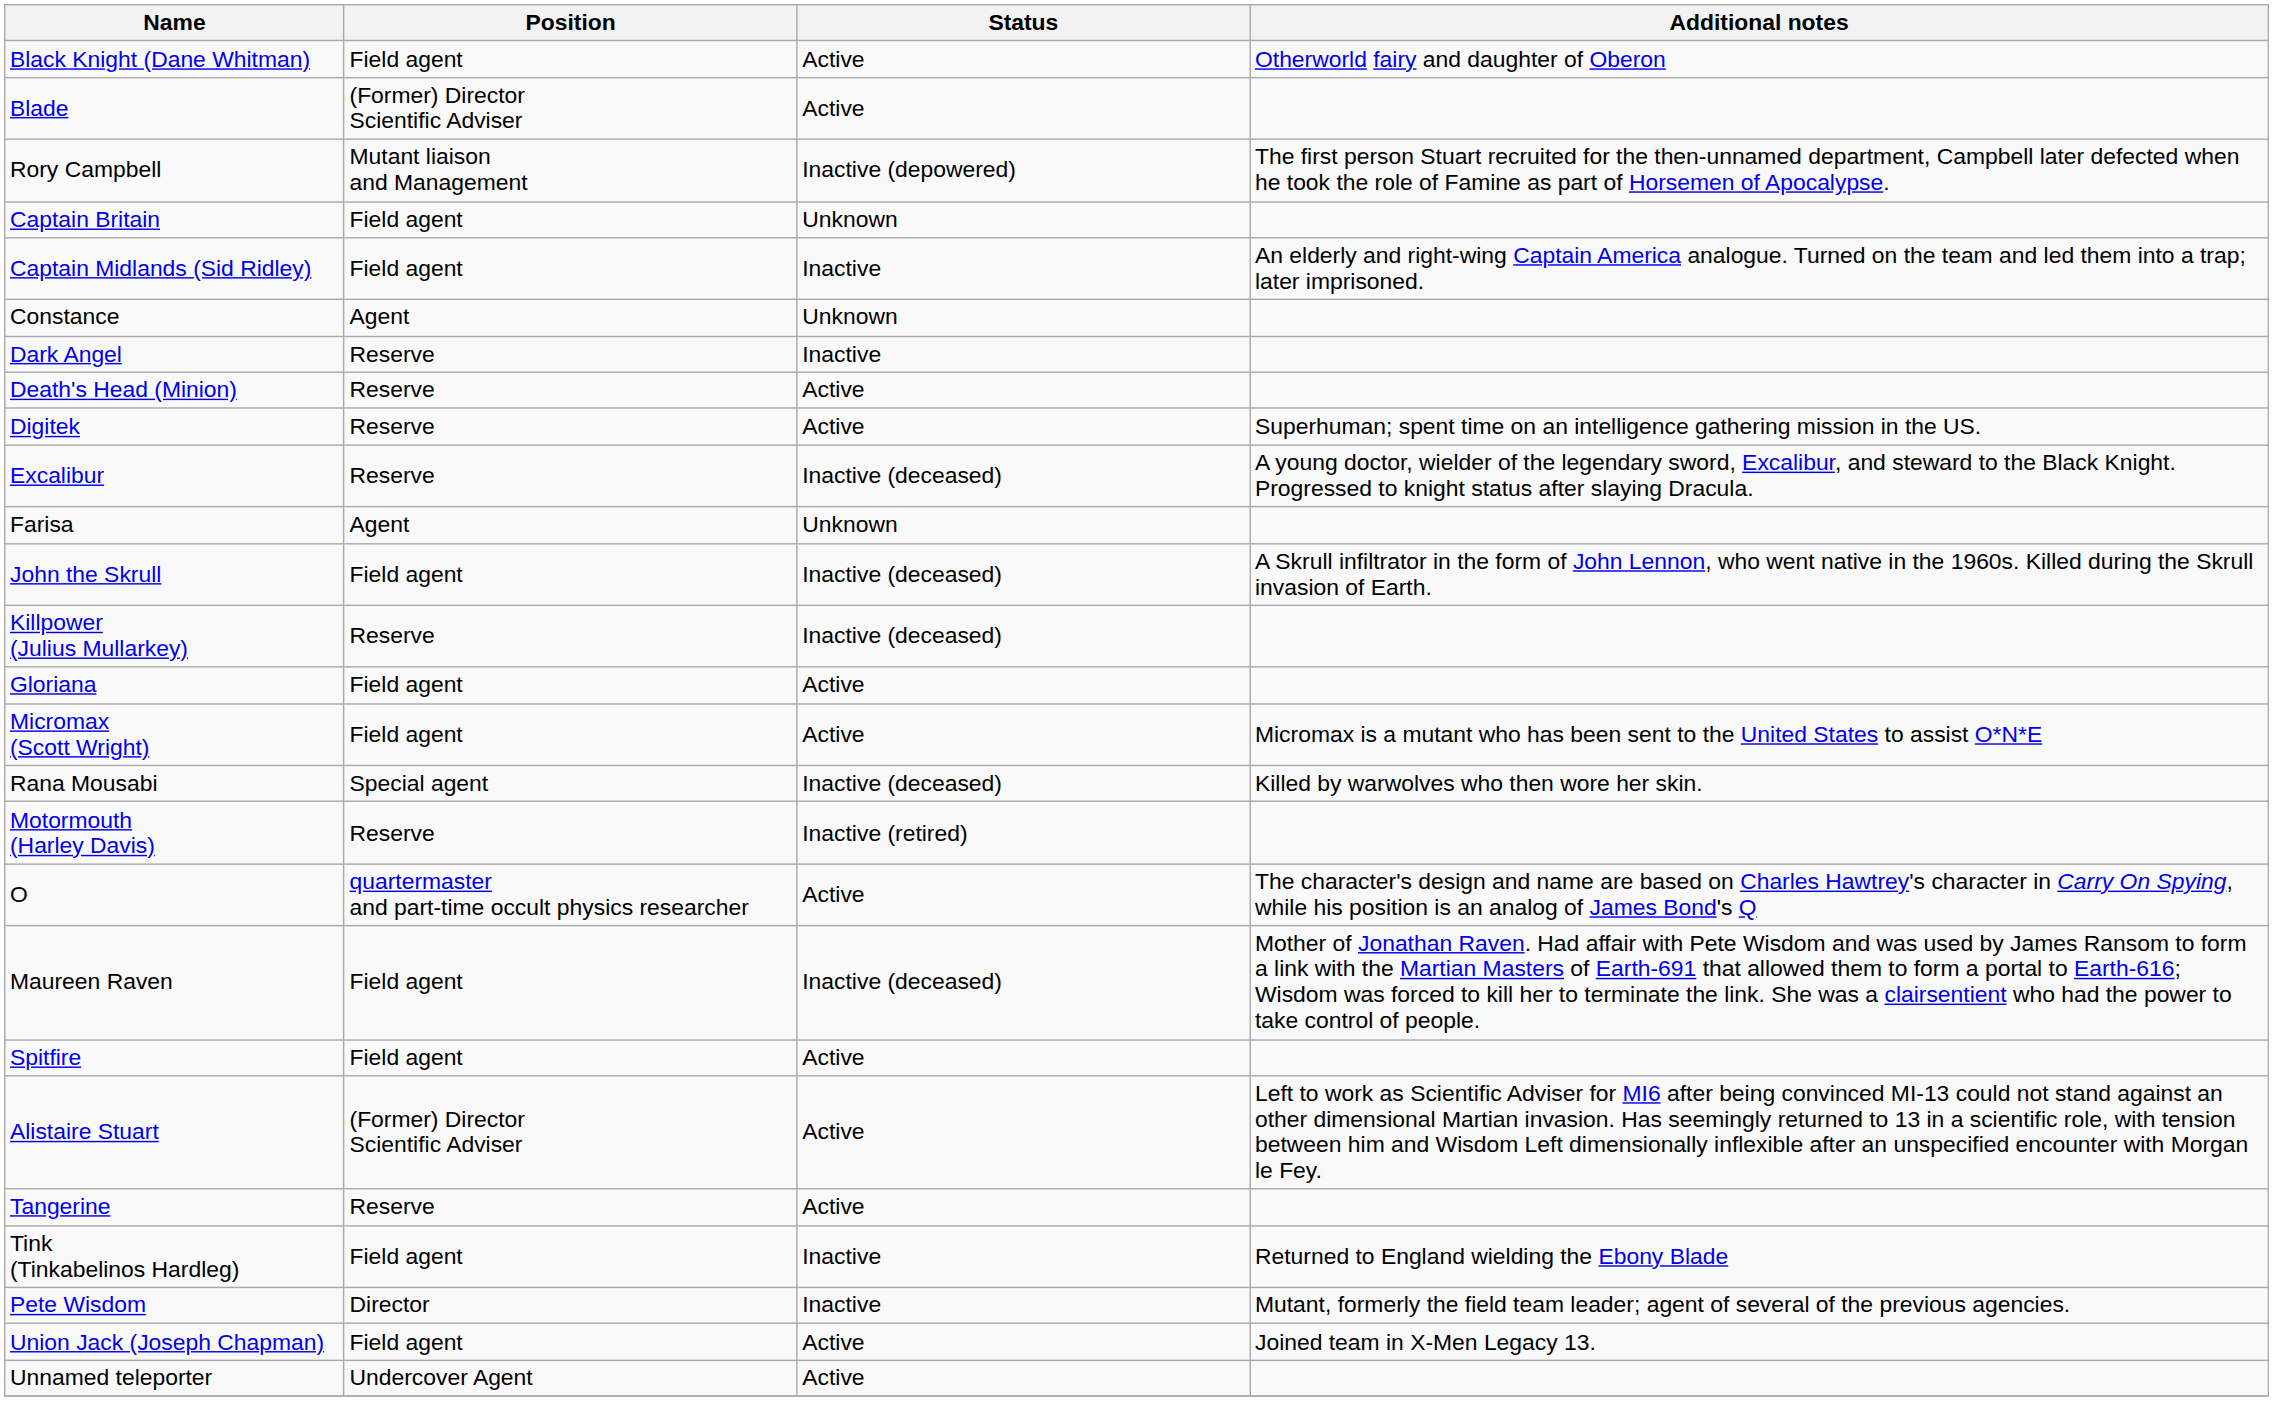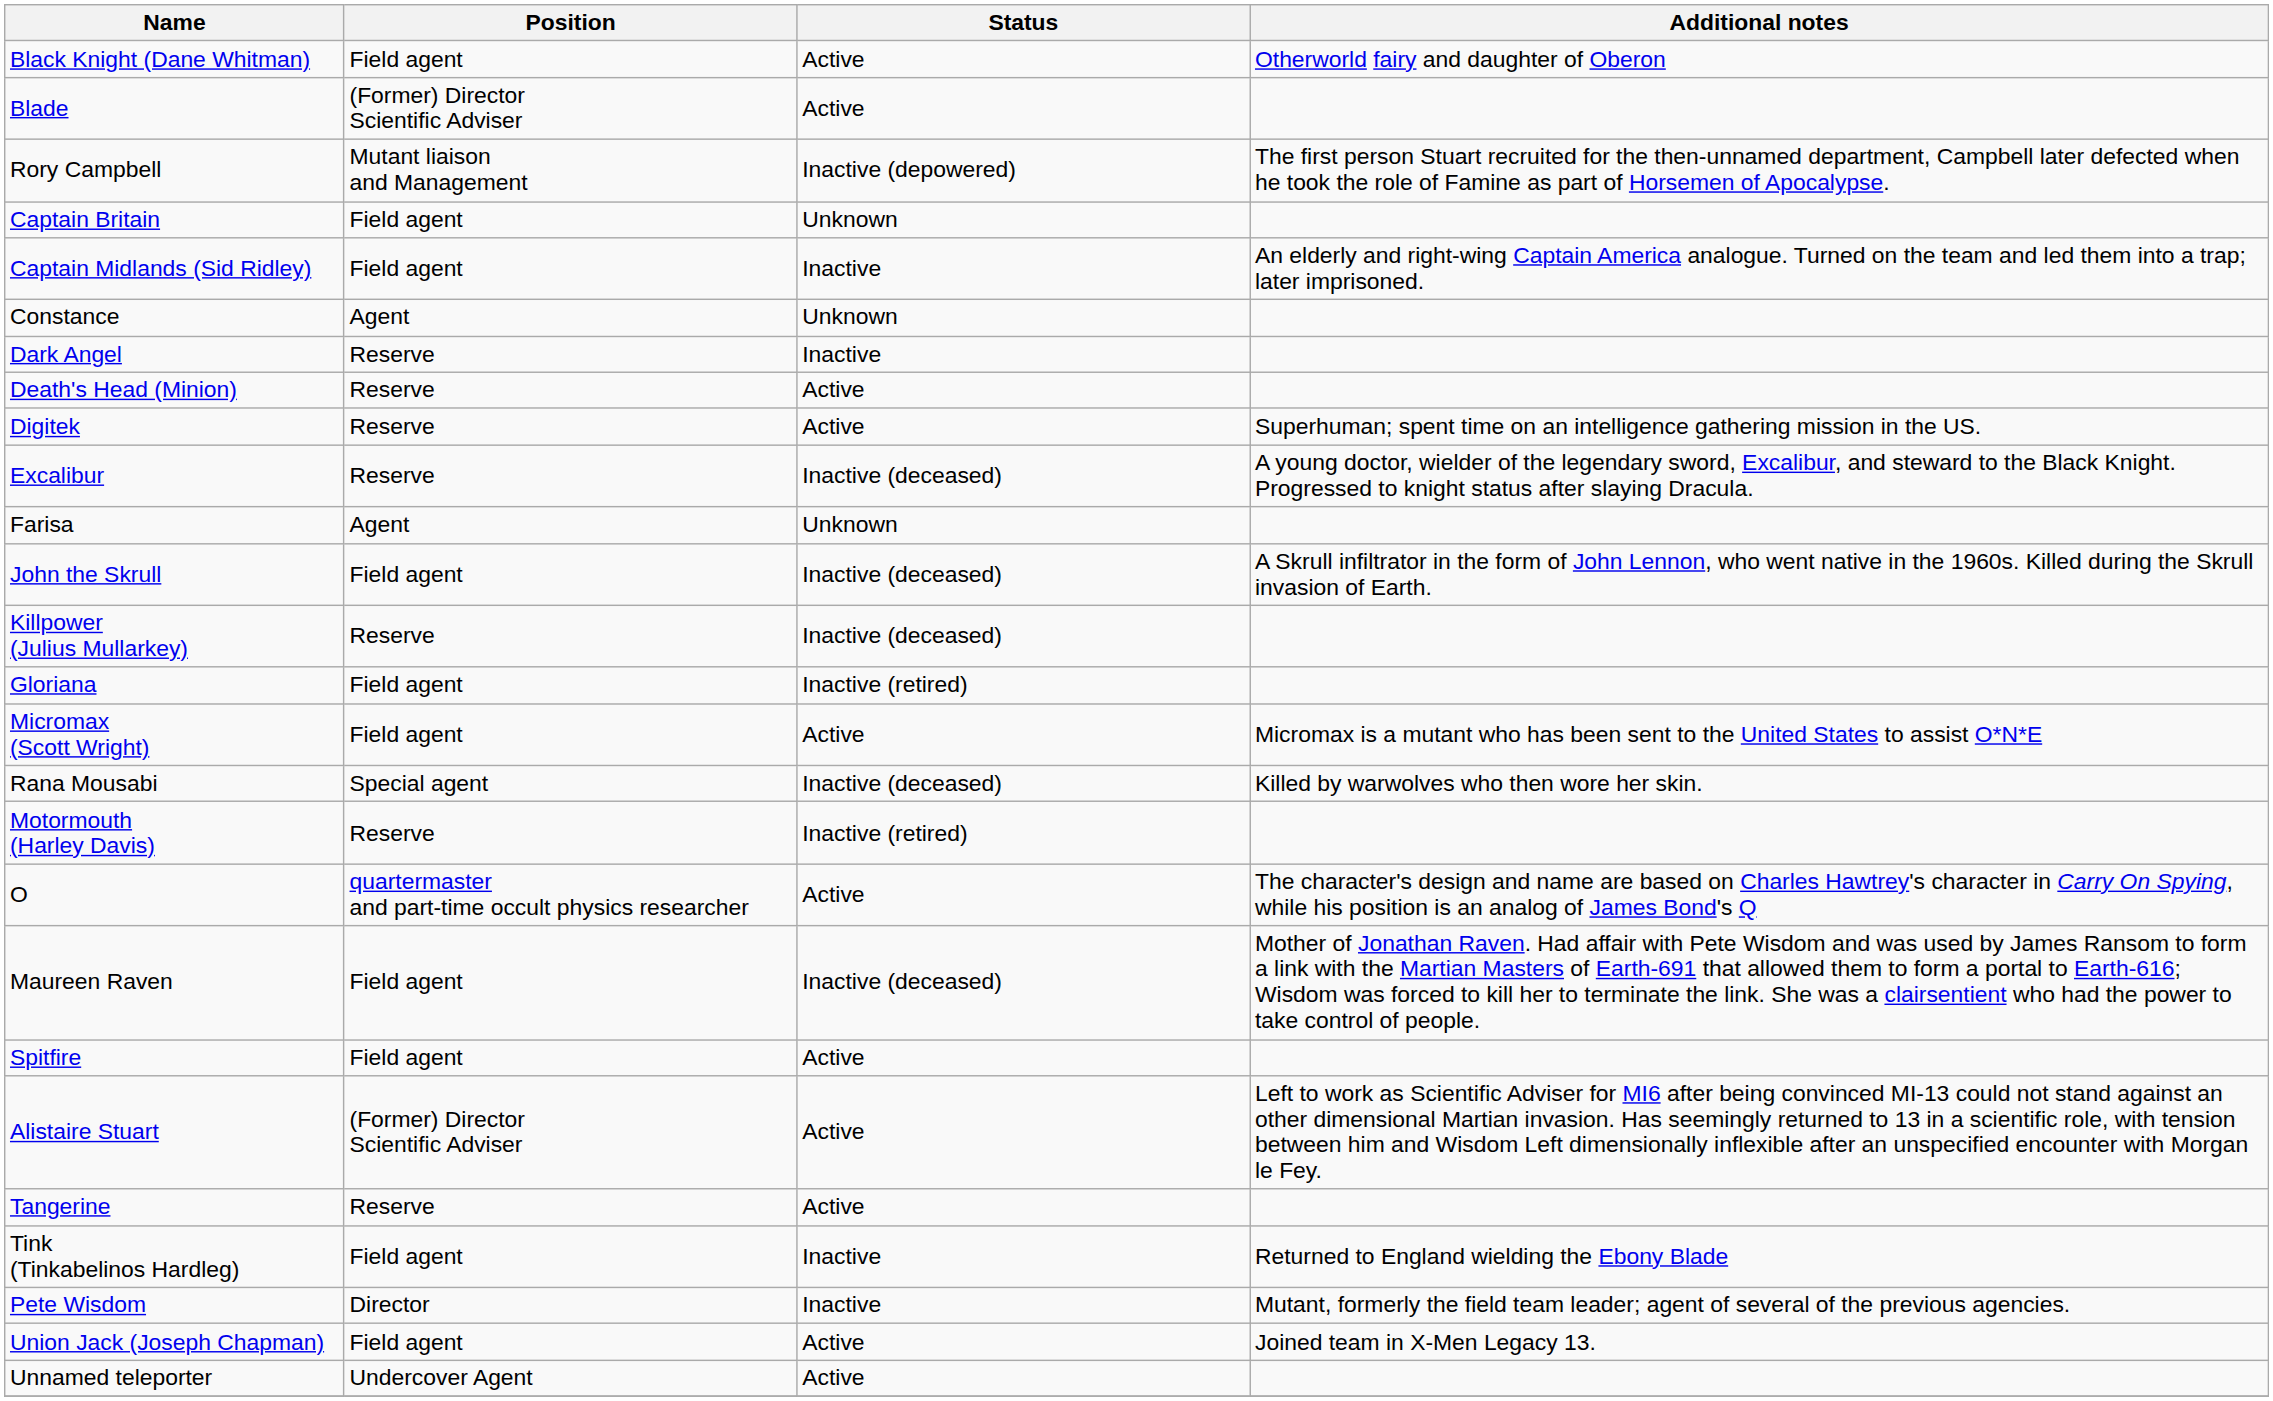(833, 685) Active -> (885, 685) Inactive (retired)
